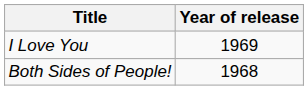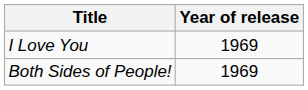(239, 71) 1968 -> (239, 71) 1969
